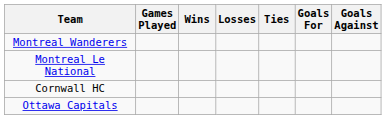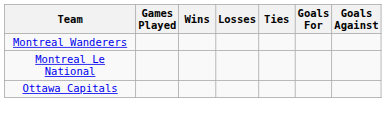- row: (70, 89)
